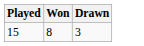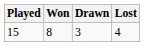+ column: (126, 13)
